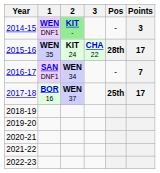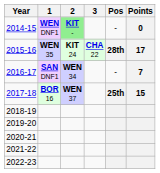(140, 28) 3 -> (140, 28) 0
(140, 93) 17 -> (140, 93) 15
